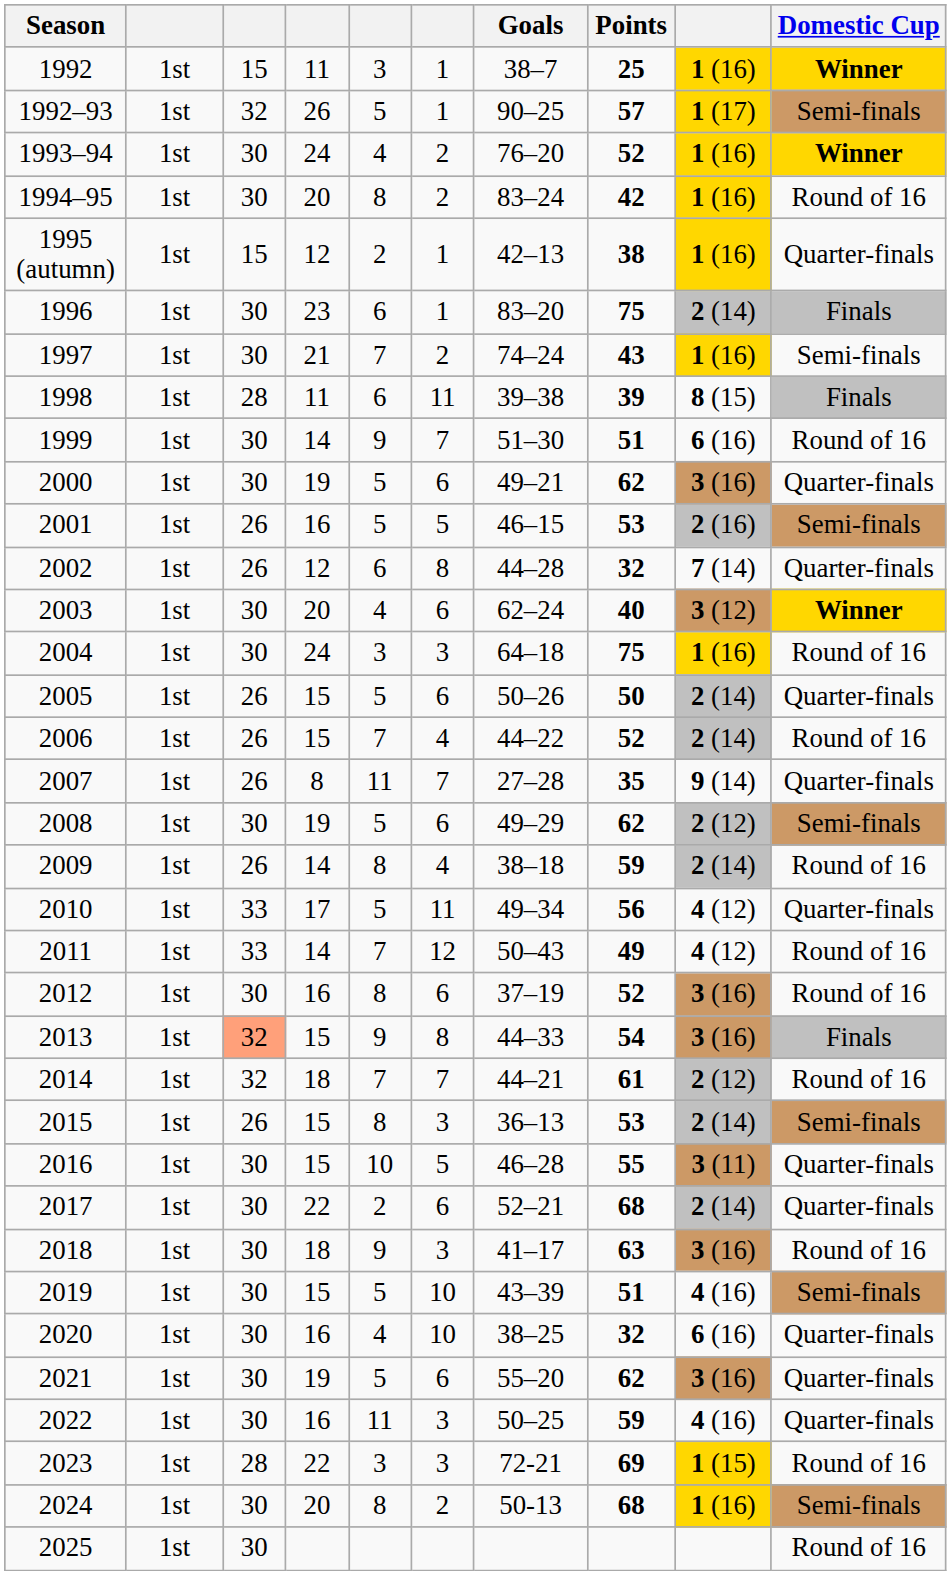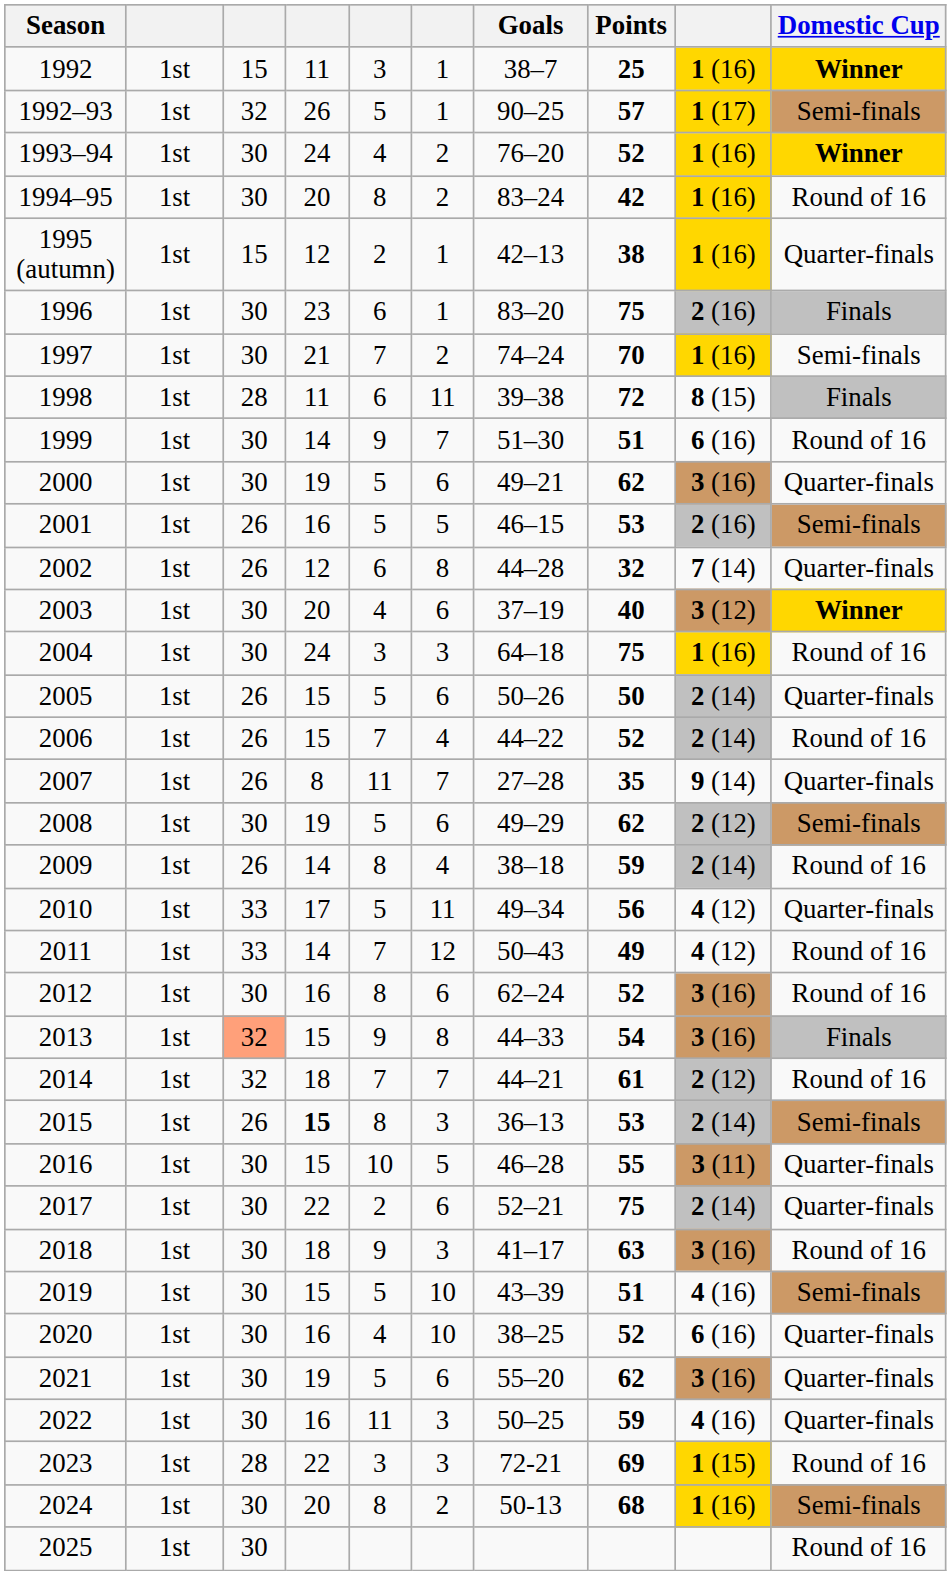(723, 311) 2 (14) -> (723, 311) 2 (16)
(631, 354) 43 -> (631, 354) 70
(631, 397) 39 -> (631, 397) 72
(531, 610) 62–24 -> (531, 610) 37–19
(531, 993) 37–19 -> (531, 993) 62–24
(317, 1121) normal -> (317, 1121) bold
(631, 1207) 68 -> (631, 1207) 75
(631, 1334) 32 -> (631, 1334) 52
